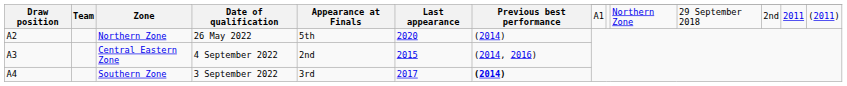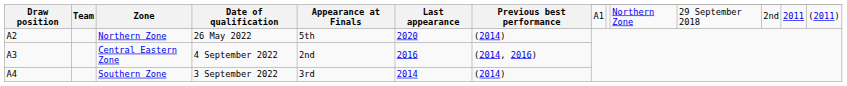(407, 55) 2015 -> (407, 55) 2016
(407, 74) 2017 -> (407, 74) 2014
(490, 74) bold -> (490, 74) normal
